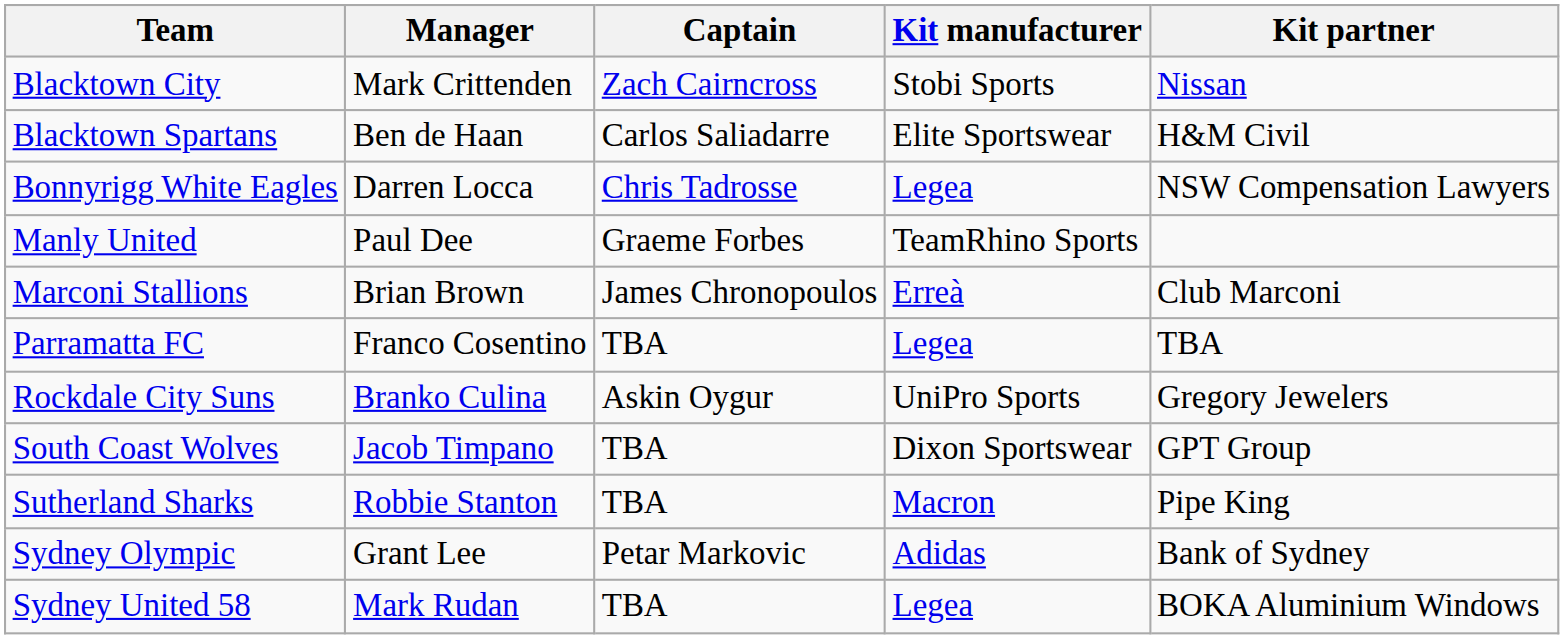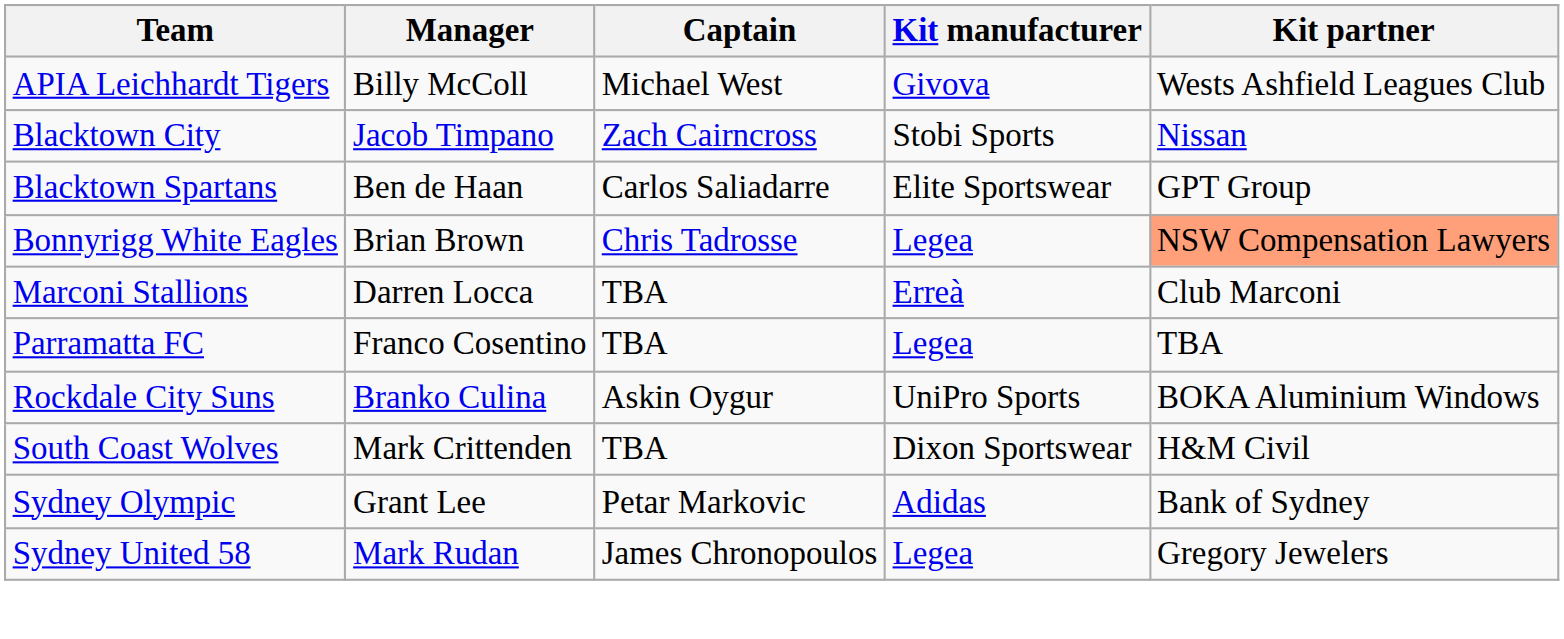+ row: (171, 82)
(462, 82) Mark Crittenden -> (453, 135) Jacob Timpano
(1233, 135) H&M Civil -> (1234, 187) GPT Group
(443, 187) Darren Locca -> (439, 239) Brian Brown
(1354, 187) no background -> (1354, 239) lightsalmon background
- row: (105, 239)
(439, 291) Brian Brown -> (443, 291) Darren Locca
(740, 291) James Chronopoulos -> (635, 291) TBA
(1273, 396) Gregory Jewelers -> (1348, 396) BOKA Aluminium Windows
(453, 448) Jacob Timpano -> (462, 448) Mark Crittenden
(1234, 448) GPT Group -> (1233, 448) H&M Civil
- row: (133, 501)
(635, 605) TBA -> (740, 553) James Chronopoulos
(1348, 605) BOKA Aluminium Windows -> (1273, 553) Gregory Jewelers
